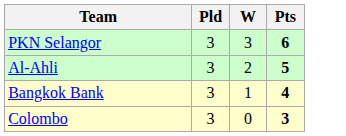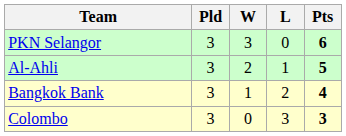+ column: (285, 17)
